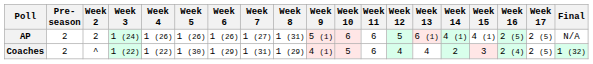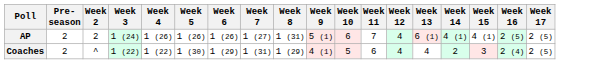- column: (571, 17)
(374, 37) 6 -> (374, 37) 7
(400, 37) 5 -> (400, 37) 4
